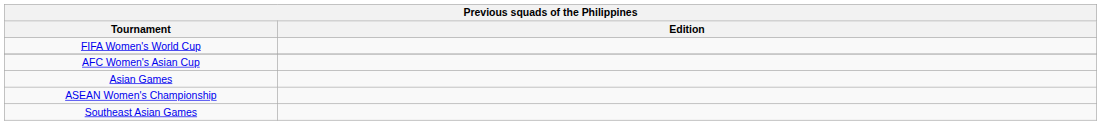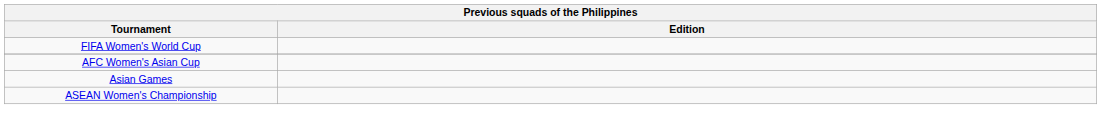- row: (141, 112)
